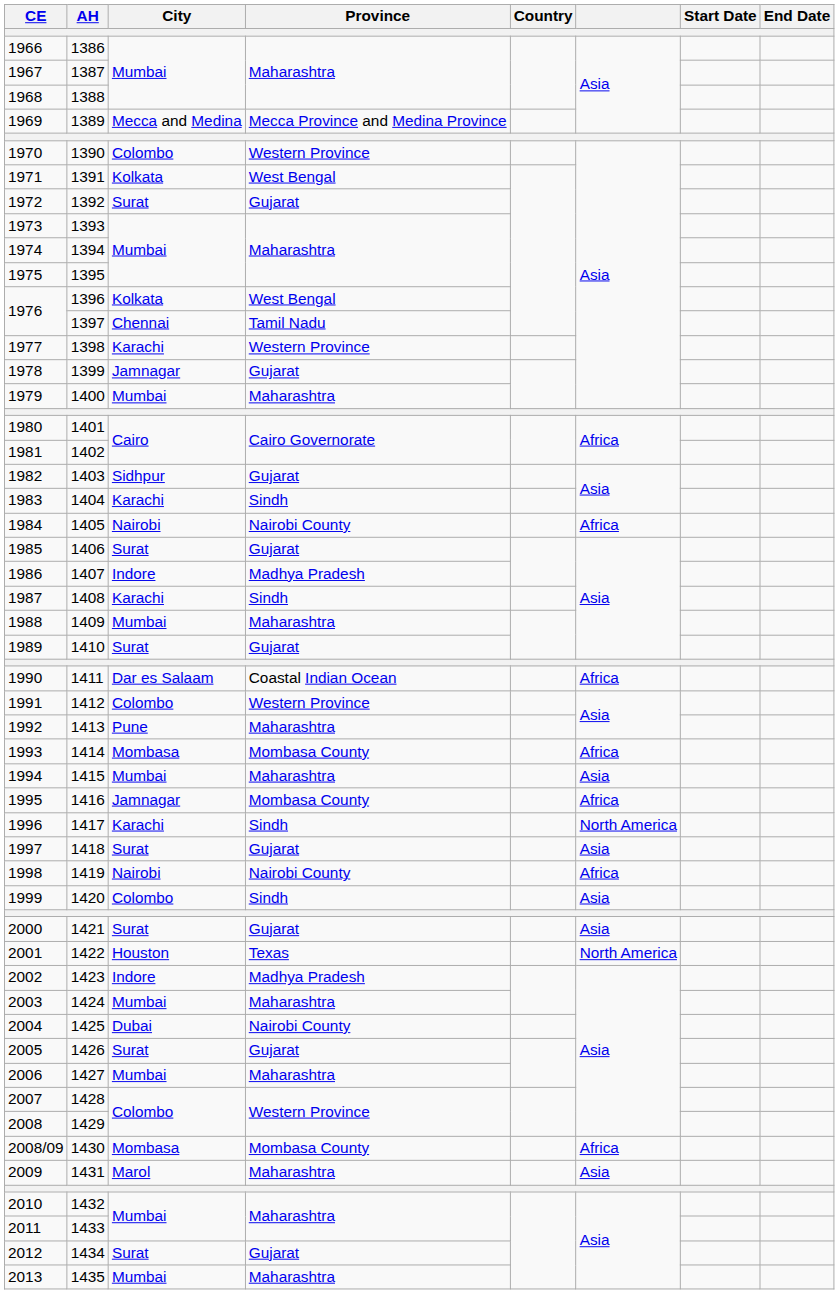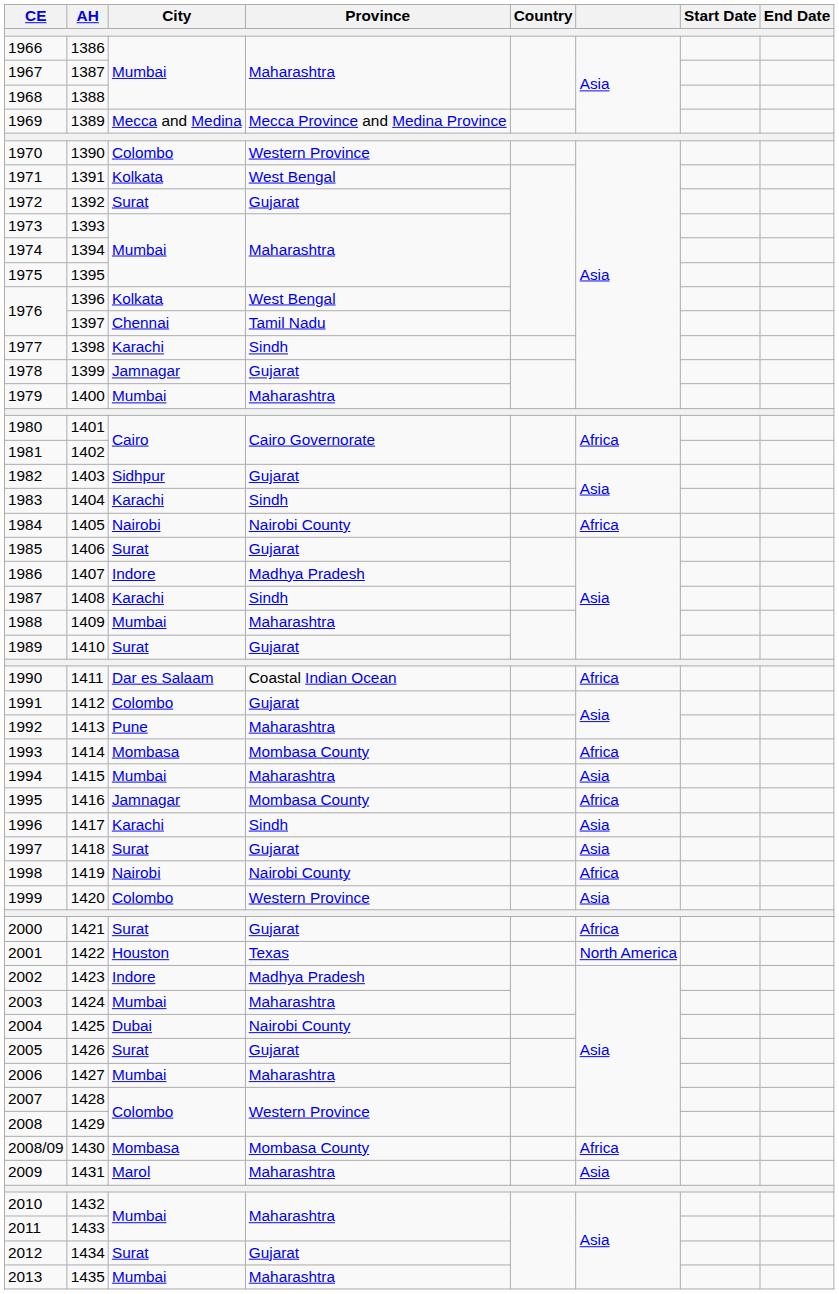(309, 347) Western Province -> (268, 347) Sindh
(309, 702) Western Province -> (274, 702) Gujarat
(628, 824) North America -> (595, 824) Asia
(268, 897) Sindh -> (309, 897) Western Province
(595, 929) Asia -> (599, 929) Africa
